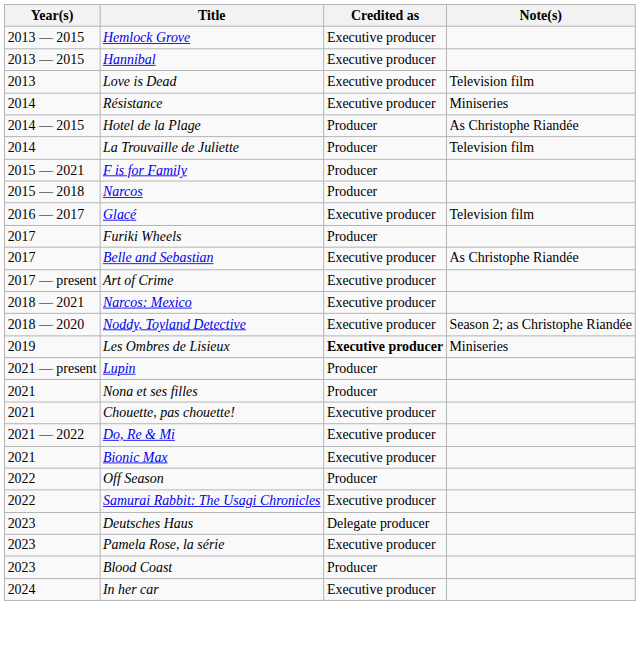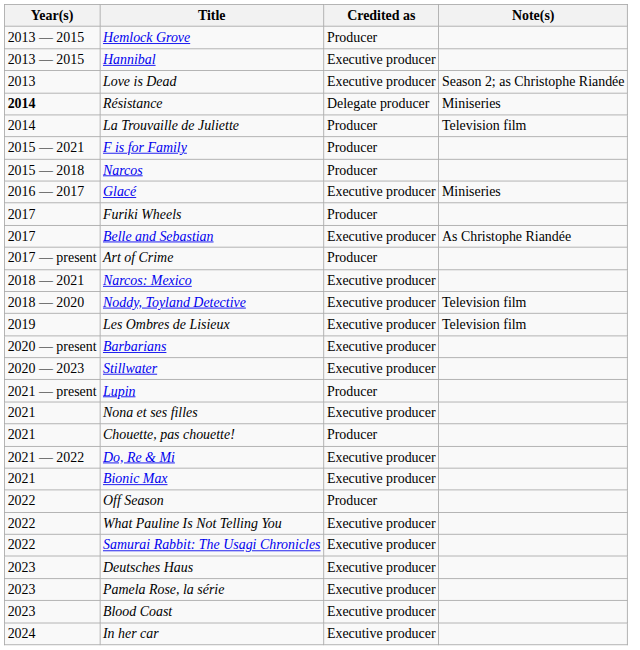(381, 37) Executive producer -> (352, 37) Producer
(492, 81) Television film -> (533, 81) Season 2; as Christophe Riandée
(22, 103) normal -> (22, 103) bold
(381, 103) Executive producer -> (378, 103) Delegate producer
- row: (152, 125)
(492, 214) Television film -> (471, 192) Miniseries
(381, 280) Executive producer -> (352, 258) Producer
(541, 324) Season 2; as Christophe Riandée -> (484, 302) Television film
(385, 346) bold -> (381, 324) normal
(479, 346) Miniseries -> (484, 324) Television film
+ row: (135, 346)
+ row: (130, 368)
(352, 390) Producer -> (381, 412) Executive producer
(381, 412) Executive producer -> (352, 434) Producer
+ row: (192, 523)
(378, 523) Delegate producer -> (381, 567) Executive producer
(352, 567) Producer -> (381, 611) Executive producer
